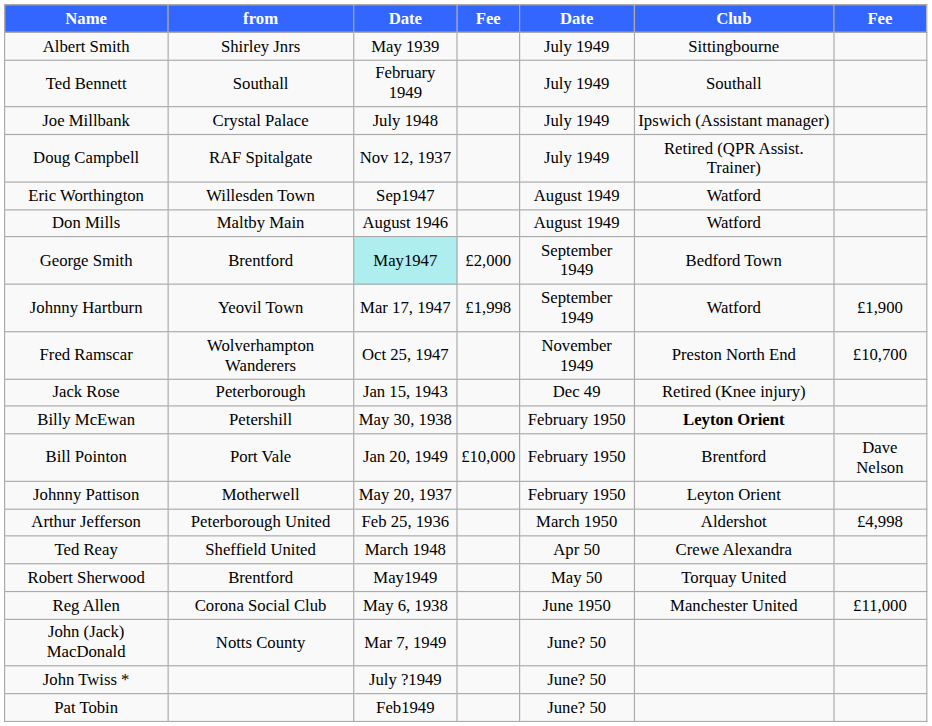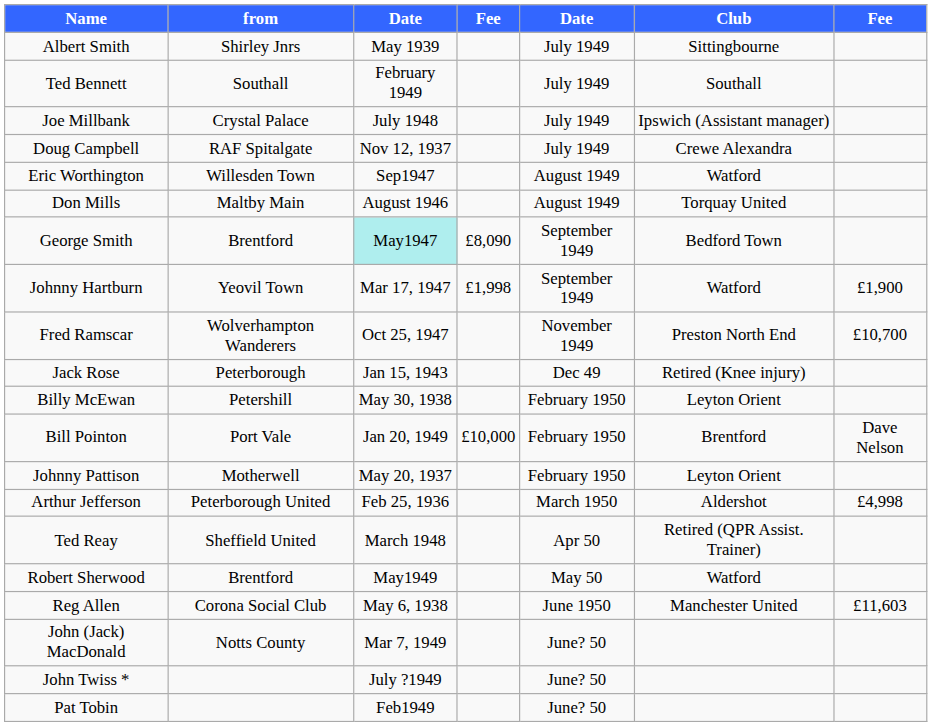(734, 158) Retired (QPR Assist. Trainer) -> (734, 148) Crewe Alexandra
(734, 223) Watford -> (734, 203) Torquay United
(488, 260) £2,000 -> (488, 241) £8,090
(734, 420) bold -> (734, 400) normal
(734, 550) Crewe Alexandra -> (734, 540) Retired (QPR Assist. Trainer)
(734, 577) Torquay United -> (734, 577) Watford
(880, 605) £11,000 -> (880, 605) £11,603
